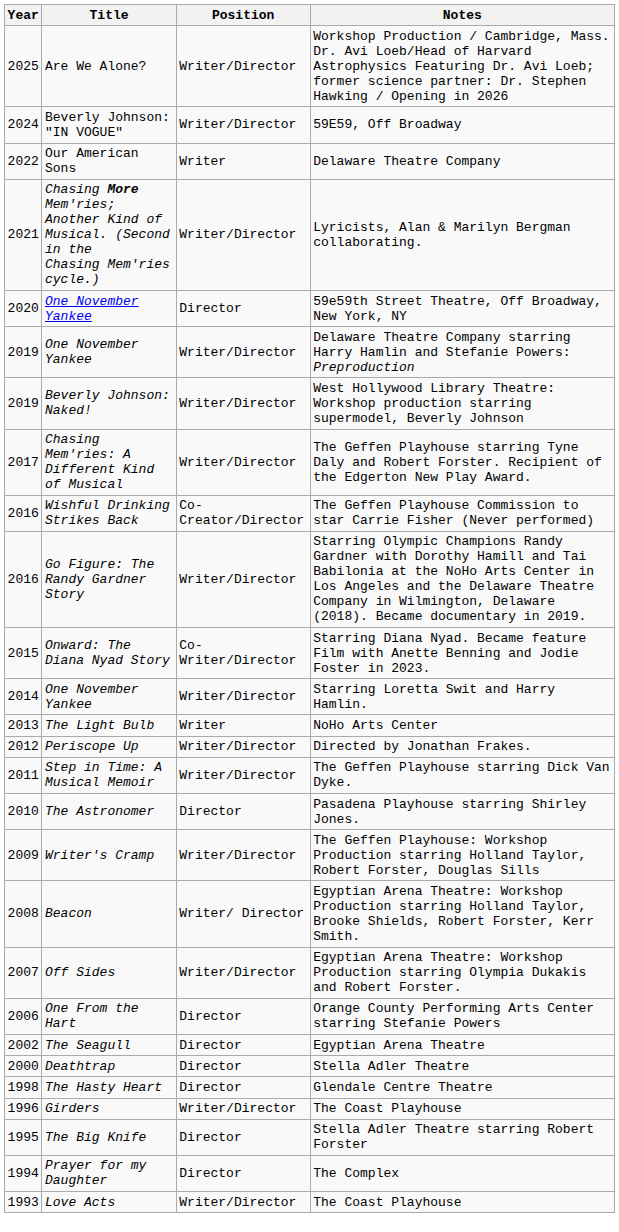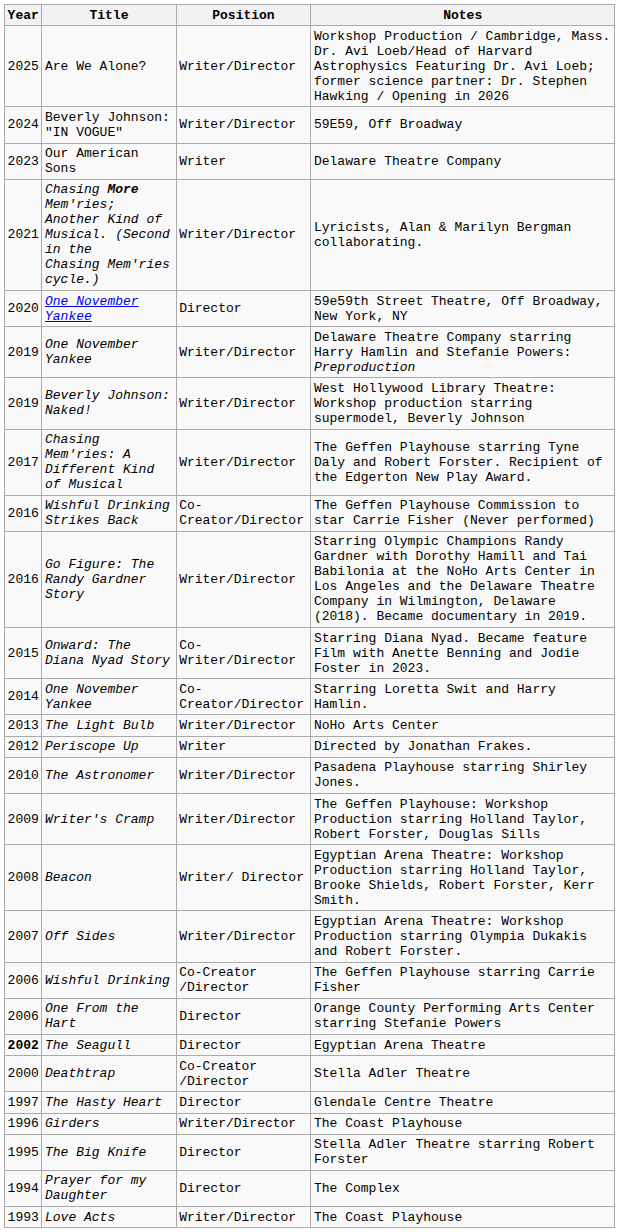(23, 161) 2022 -> (23, 161) 2023
(238, 697) Writer/Director -> (242, 697) Co-Creator/Director
(203, 726) Writer -> (238, 726) Writer/Director
(238, 747) Writer/Director -> (203, 747) Writer
- row: (104, 775)
(211, 812) Director -> (238, 775) Writer/Director
+ row: (107, 980)
(23, 1045) normal -> (23, 1045) bold
(211, 1066) Director -> (218, 1074) Co-Creator /Director
(23, 1087) 1998 -> (23, 1102) 1997
